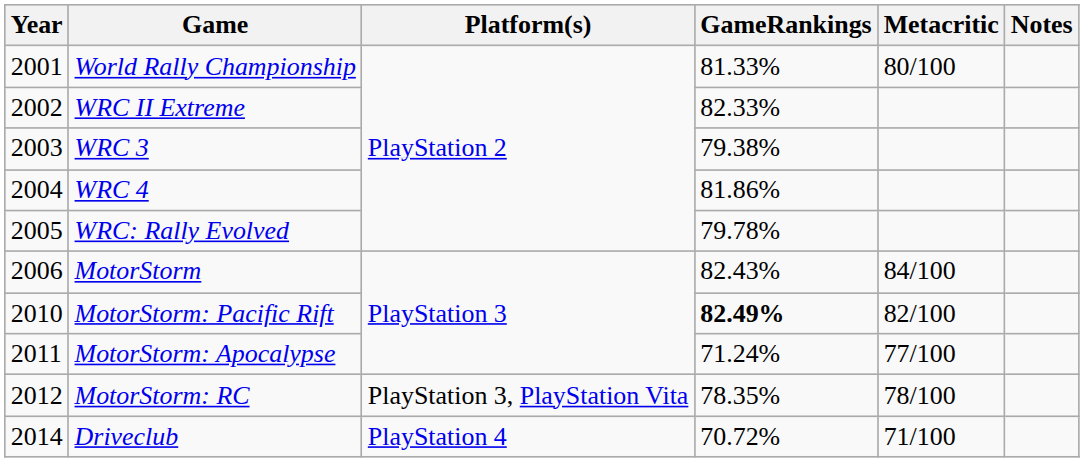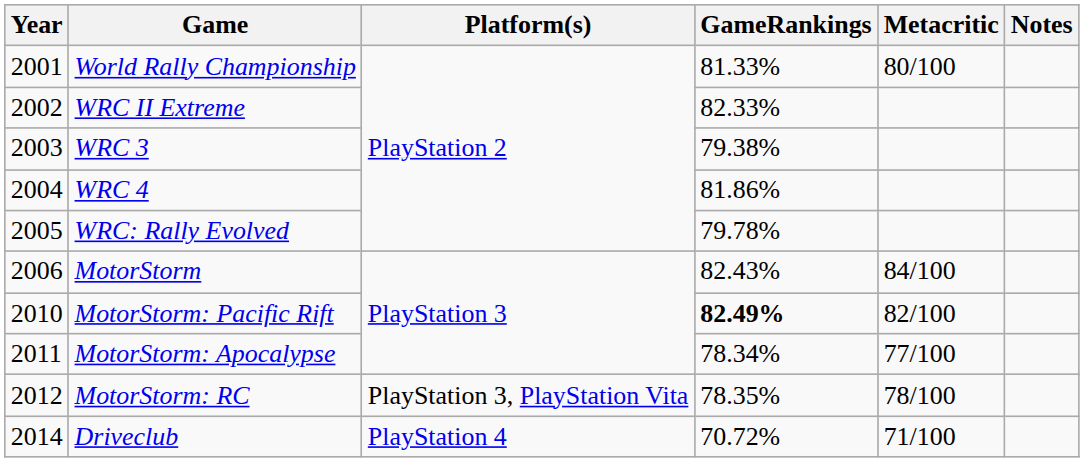(740, 353) 71.24% -> (740, 353) 78.34%
